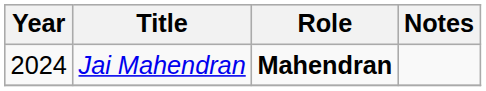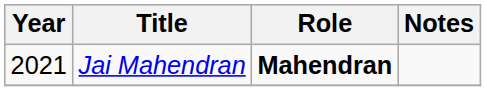(39, 64) 2024 -> (39, 64) 2021
